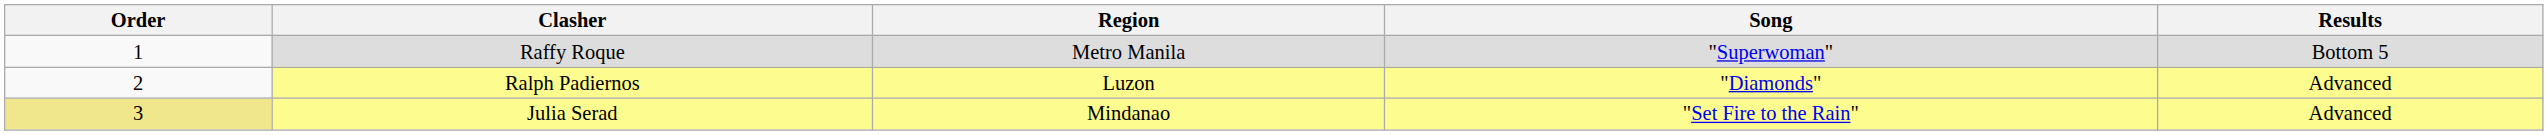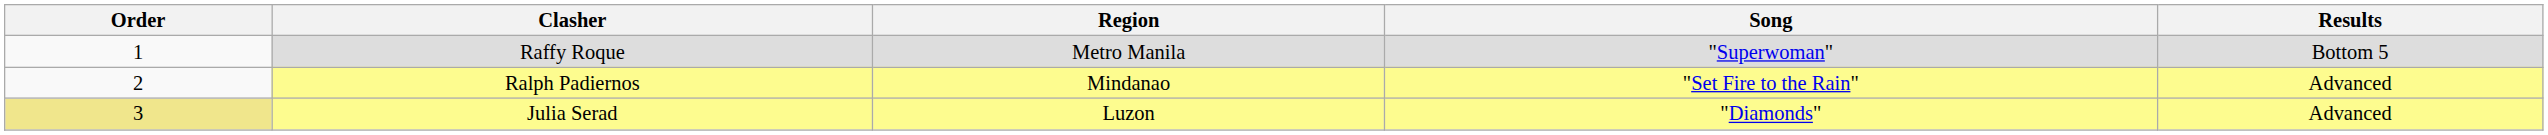(1129, 83) Luzon -> (1129, 83) Mindanao
(1771, 83) "Diamonds" -> (1771, 83) "Set Fire to the Rain"
(1129, 114) Mindanao -> (1129, 114) Luzon
(1771, 114) "Set Fire to the Rain" -> (1771, 114) "Diamonds"
